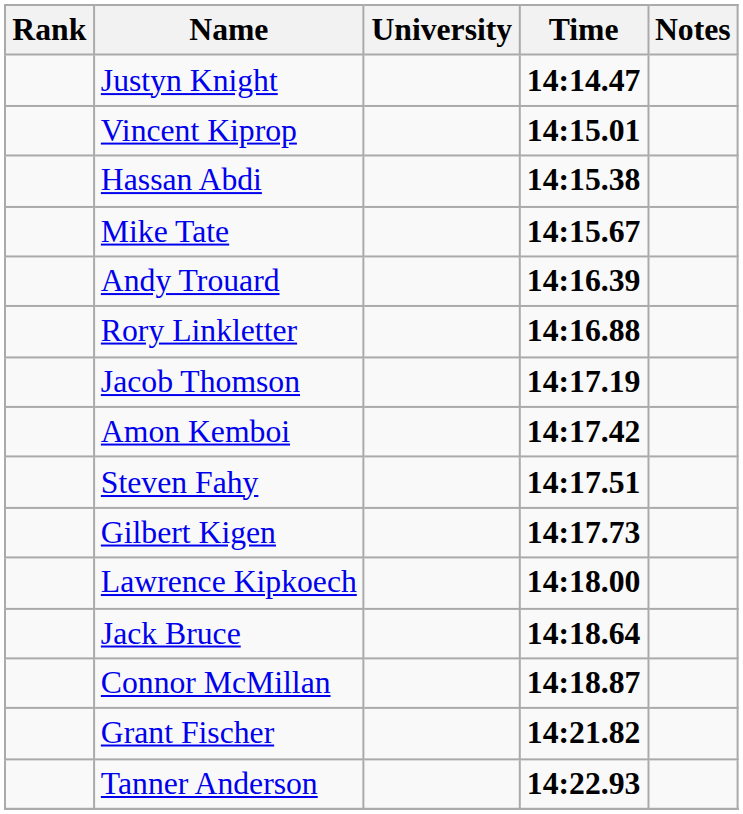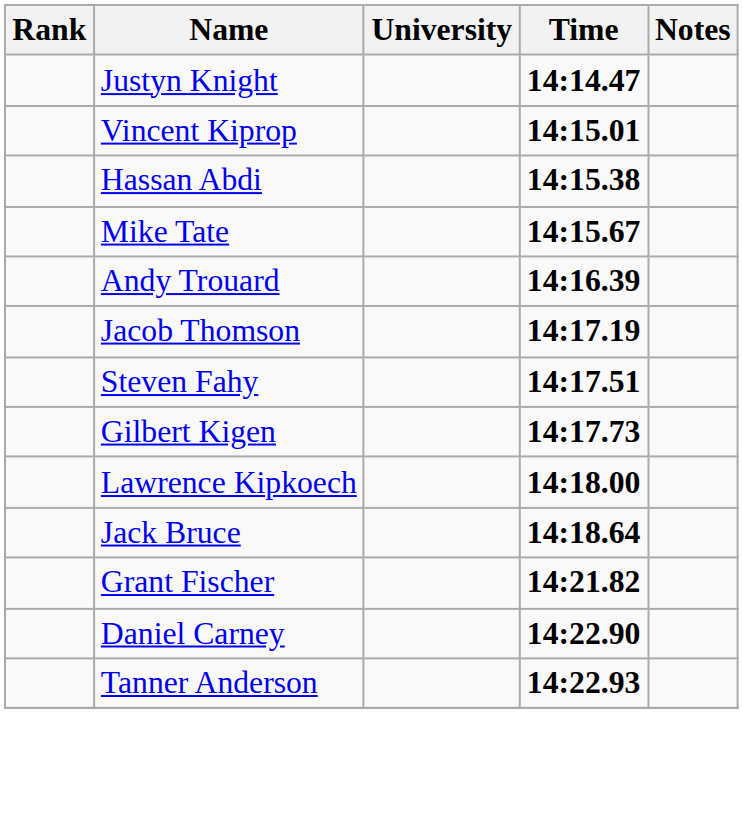- row: (199, 331)
- row: (195, 431)
- row: (216, 682)
+ row: (193, 632)
